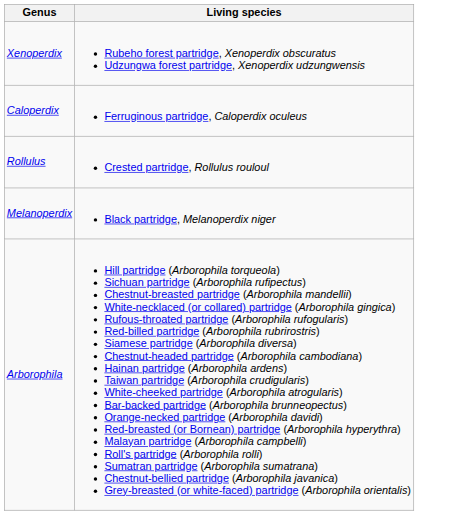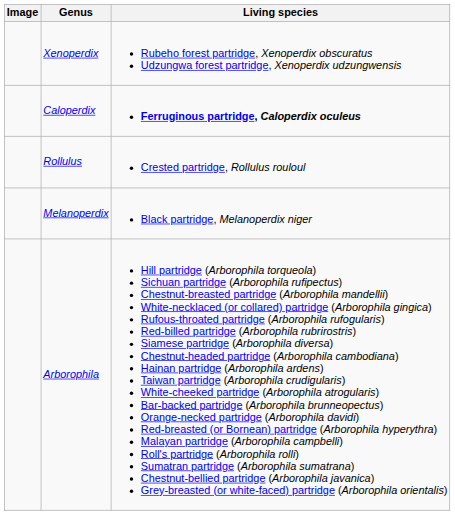+ column: (23, 13)
(244, 117) normal -> (281, 117) bold
